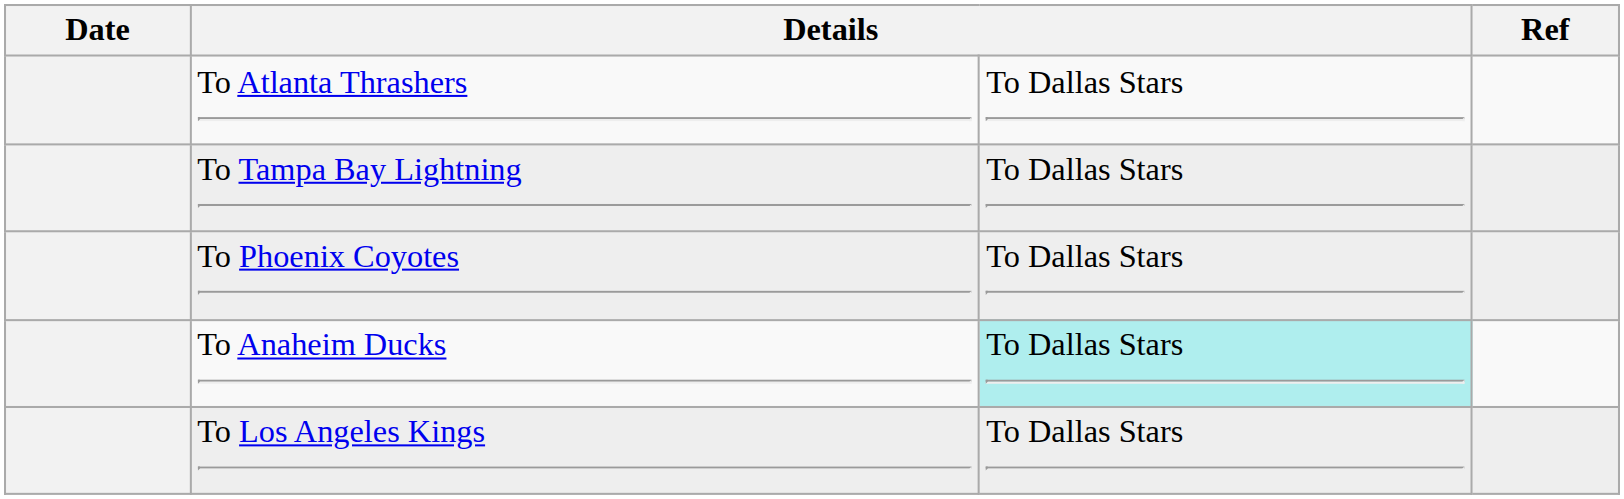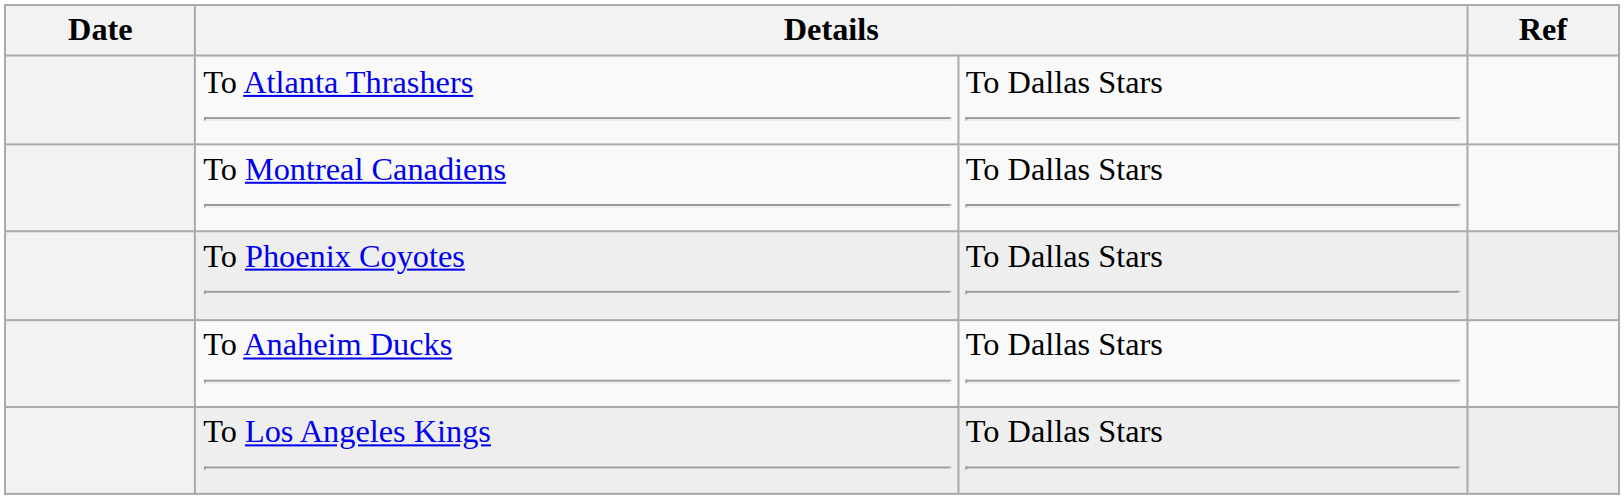- row: (584, 180)
+ row: (577, 180)
(1225, 355) paleturquoise background -> (1213, 355) no background
